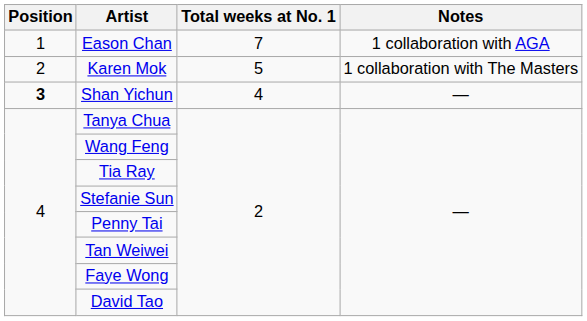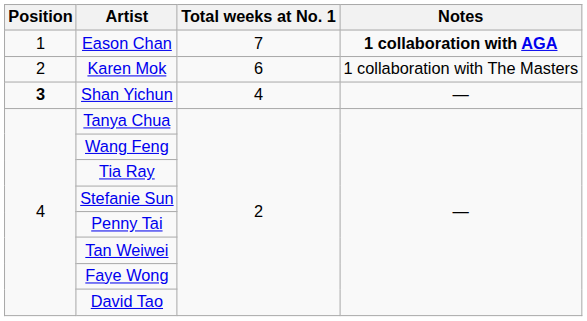(461, 43) normal -> (461, 43) bold
(259, 69) 5 -> (259, 69) 6
